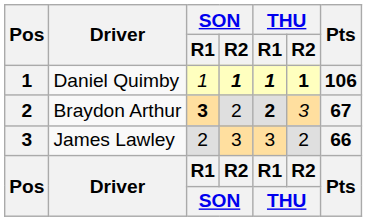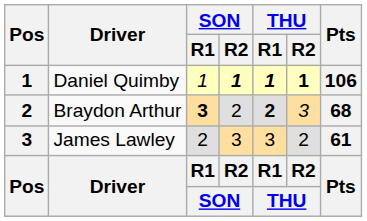(341, 110) 67 -> (341, 110) 68
(341, 140) 66 -> (341, 140) 61
